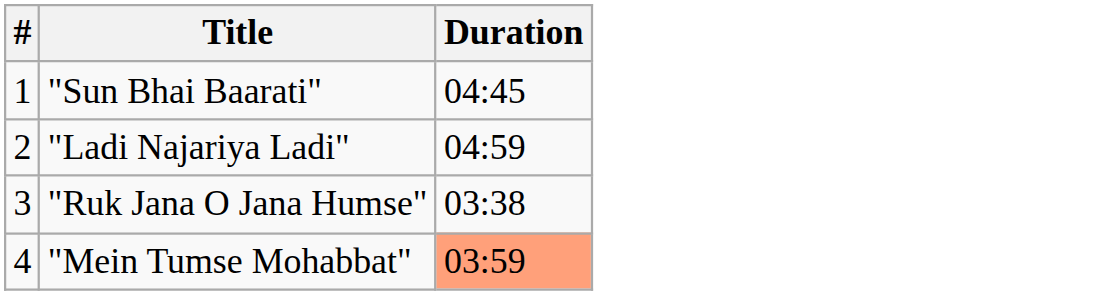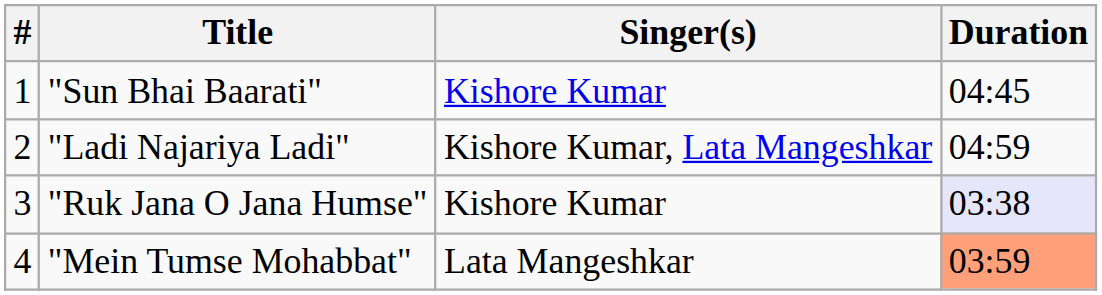+ column: (688, 32)
(485, 203) no background -> (990, 203) lavender background
